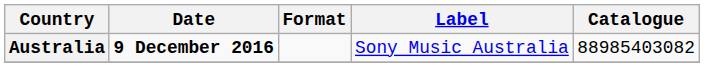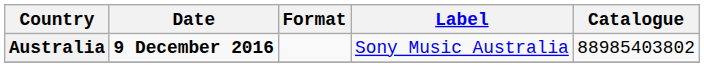(636, 48) 88985403082 -> (636, 48) 88985403802
